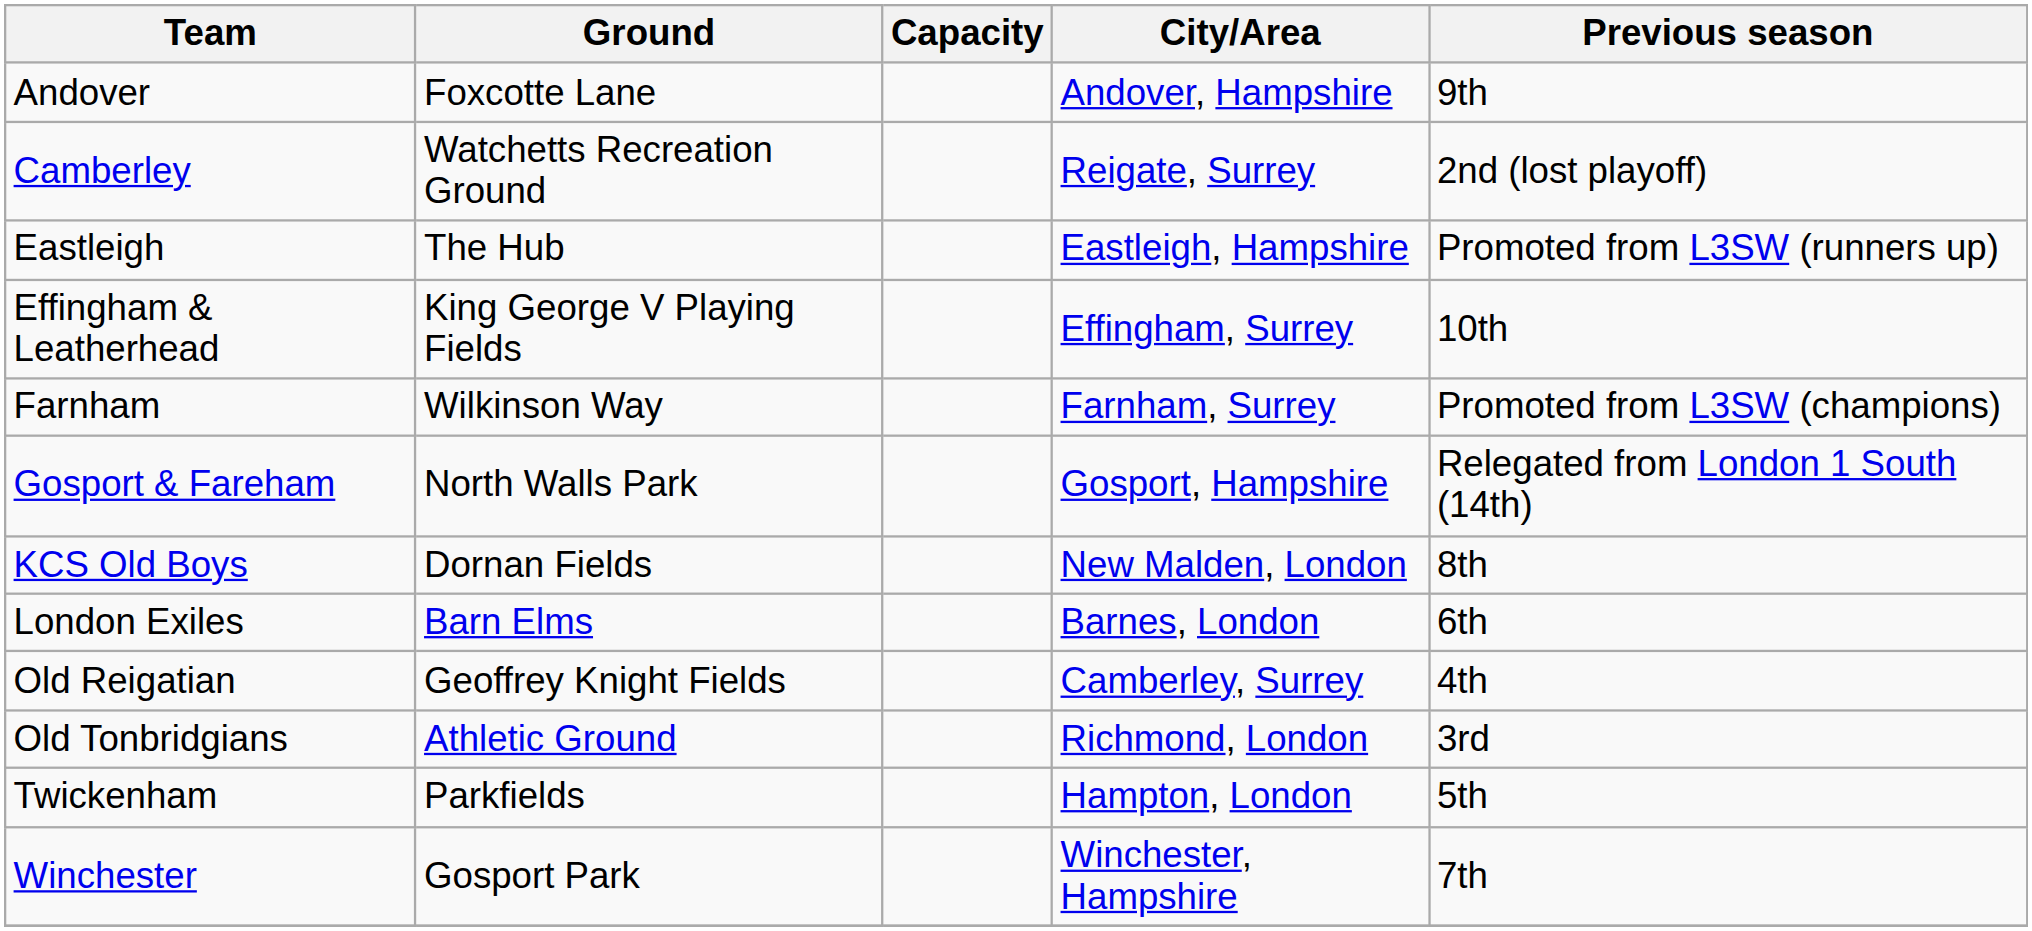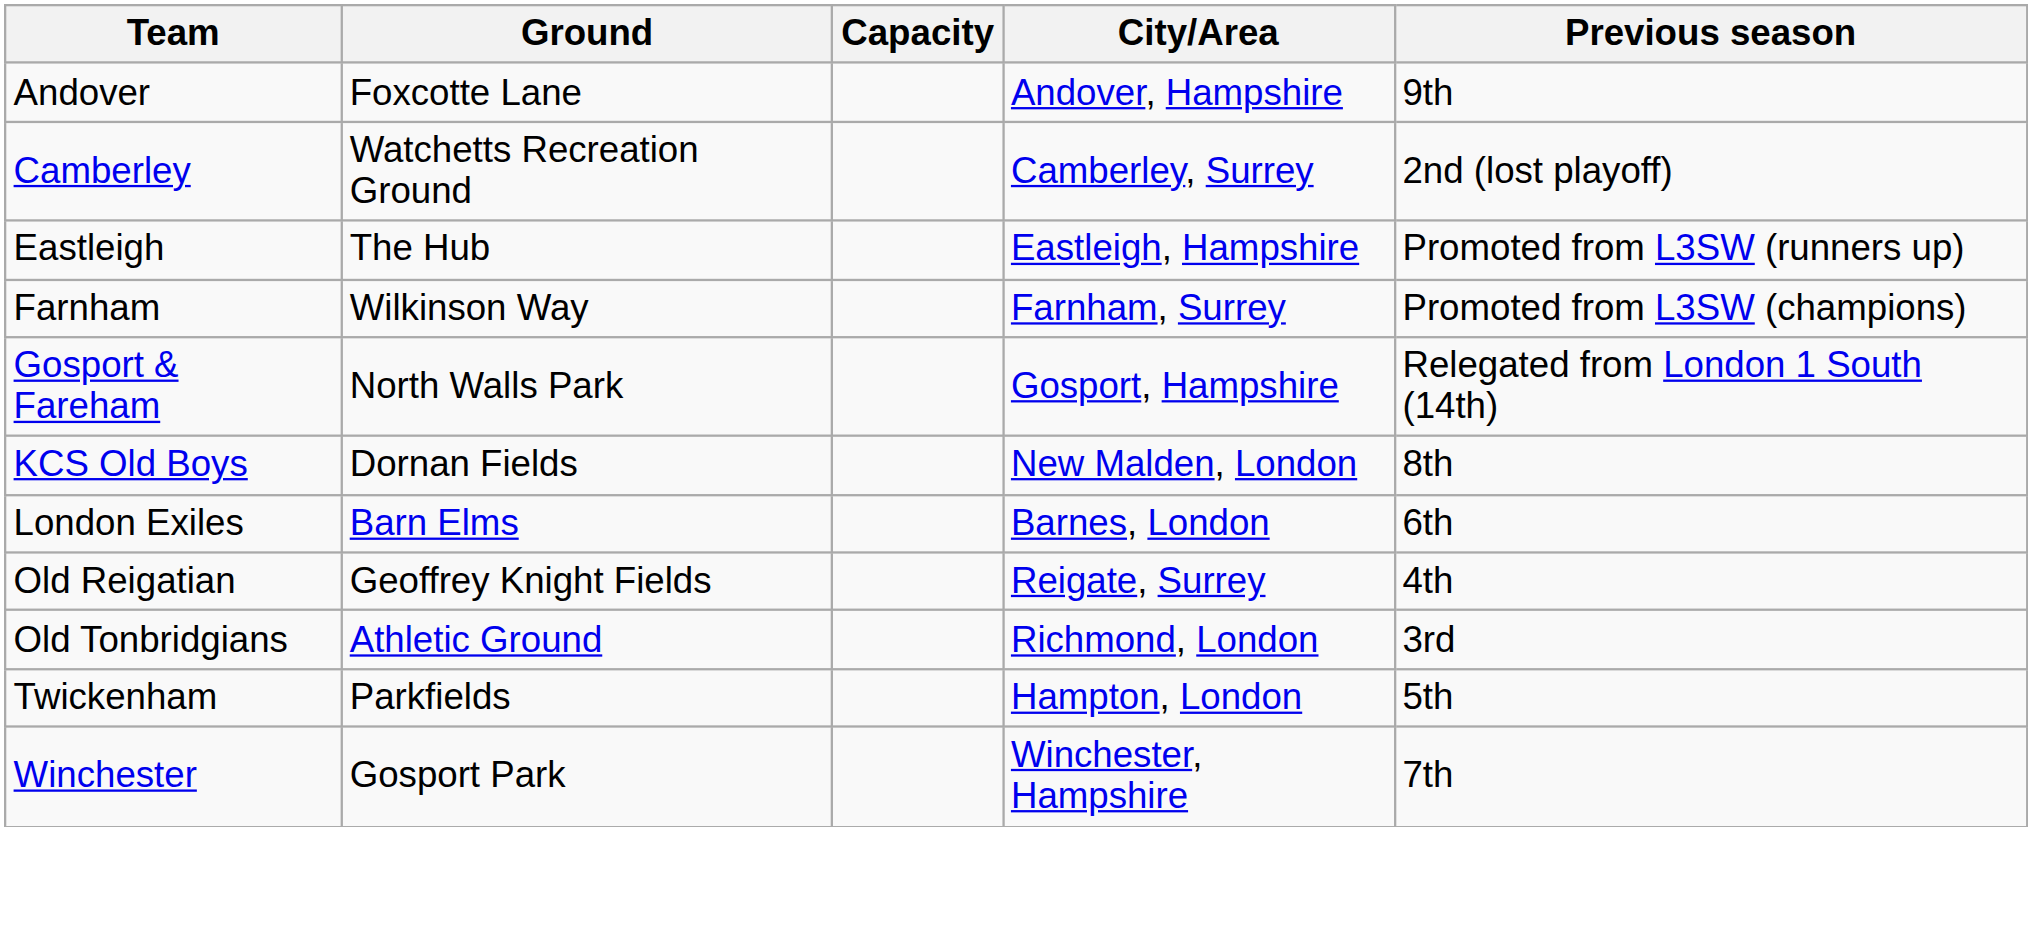(1188, 170) Reigate, Surrey -> (1162, 170) Camberley, Surrey
- row: (116, 327)
(1212, 680) Camberley, Surrey -> (1138, 580) Reigate, Surrey
